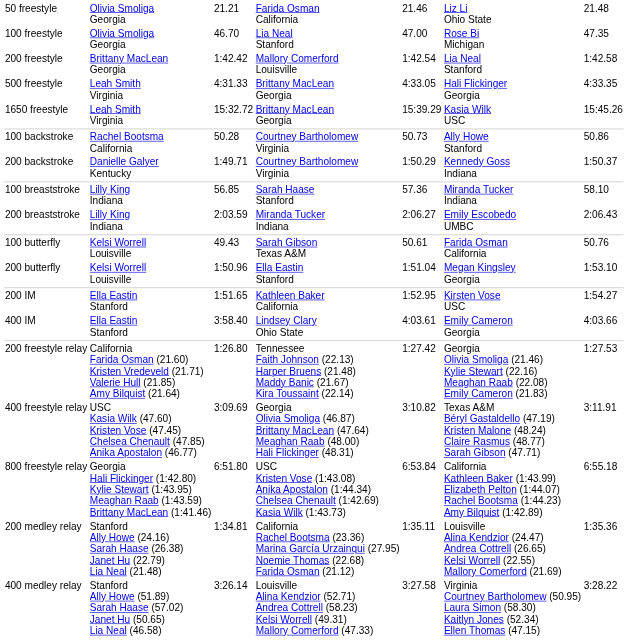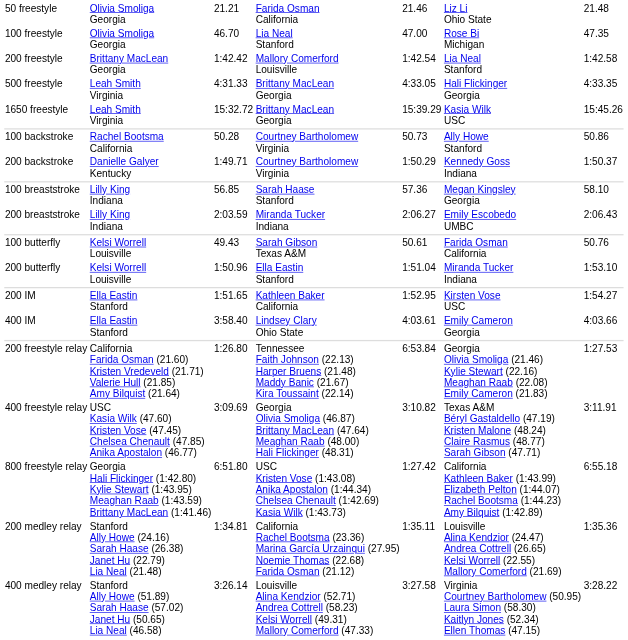(479, 195) Miranda Tucker Indiana -> (480, 195) Megan Kingsley Georgia
(480, 273) Megan Kingsley Georgia -> (479, 273) Miranda Tucker Indiana
(419, 348) 1:27.42 -> (419, 348) 6:53.84
(419, 467) 6:53.84 -> (419, 467) 1:27.42
